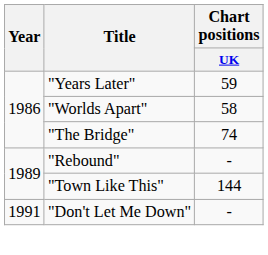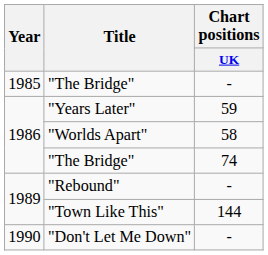+ row: (91, 83)
(24, 211) 1991 -> (24, 237) 1990
